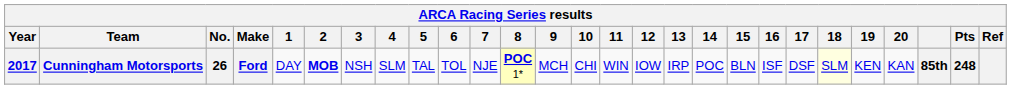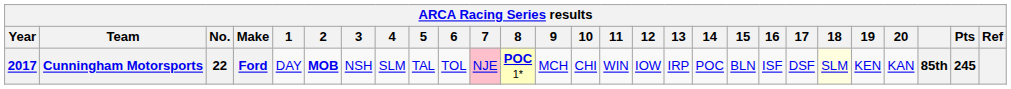(220, 66) 26 -> (220, 66) 22
(485, 66) no background -> (485, 66) pink background
(965, 66) 248 -> (965, 66) 245
